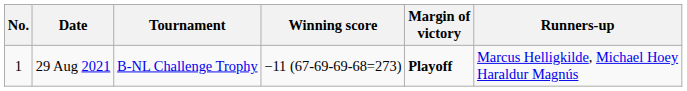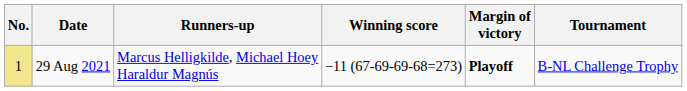columns swapped: (187, 25) <-> (578, 25)
(18, 66) no background -> (18, 66) khaki background
